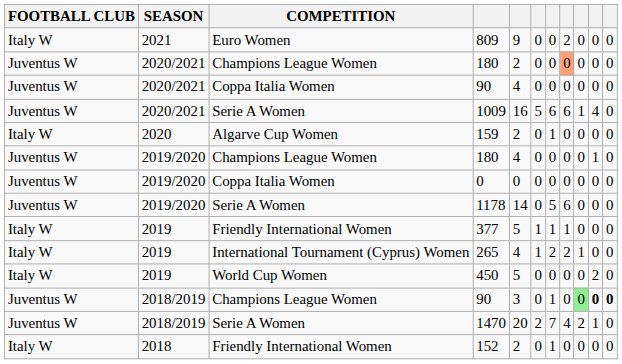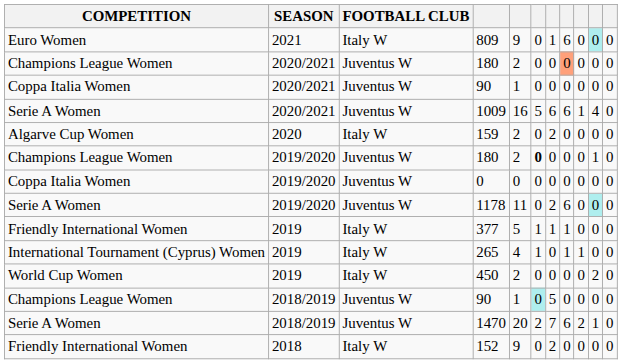columns swapped: (341, 16) <-> (71, 16)
(553, 39) 0 -> (553, 39) 1
(567, 39) 2 -> (567, 39) 6
(595, 39) no background -> (595, 39) paleturquoise background
(517, 87) 4 -> (517, 87) 1
(553, 134) 1 -> (553, 134) 2
(517, 157) 4 -> (517, 157) 2
(538, 157) normal -> (538, 157) bold
(520, 205) 14 -> (520, 205) 11
(553, 205) 5 -> (553, 205) 2
(595, 205) no background -> (595, 205) paleturquoise background
(553, 252) 2 -> (553, 252) 0
(567, 252) 2 -> (567, 252) 1
(517, 275) 5 -> (517, 275) 2
(517, 299) 3 -> (517, 299) 1
(538, 299) no background -> (538, 299) paleturquoise background
(553, 299) 1 -> (553, 299) 5
(581, 299) lightgreen background -> (581, 299) no background
(595, 299) bold -> (595, 299) normal
(610, 299) bold -> (610, 299) normal
(567, 323) 4 -> (567, 323) 6
(517, 346) 2 -> (517, 346) 9
(553, 346) 1 -> (553, 346) 2
